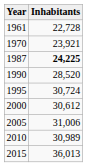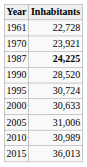(66, 106) 30,612 -> (66, 106) 30,633
